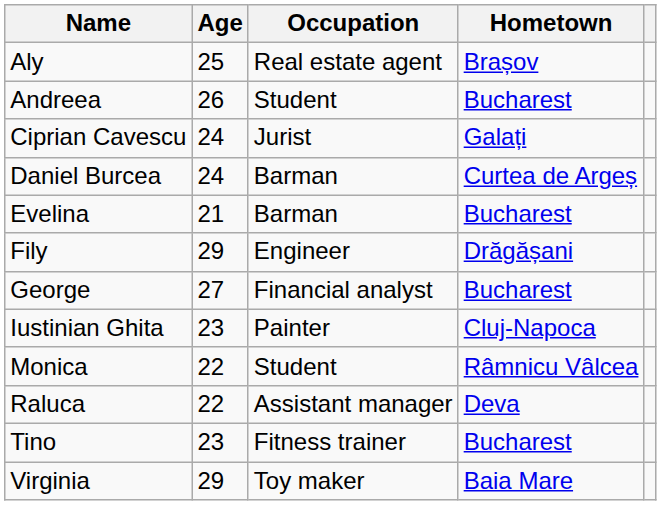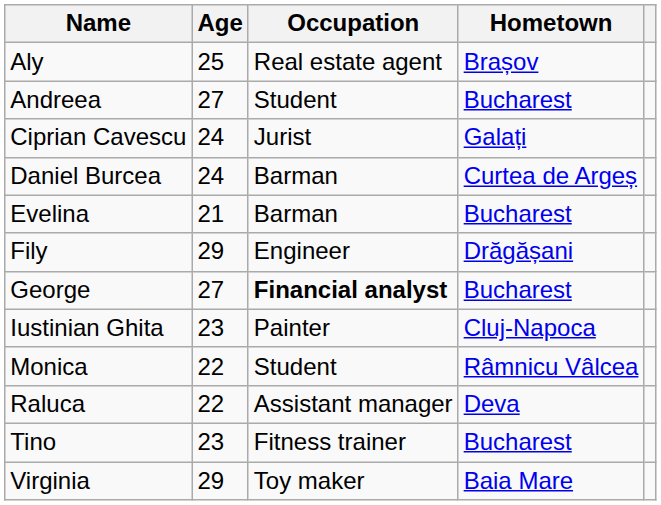(211, 99) 26 -> (211, 99) 27
(343, 289) normal -> (351, 289) bold
